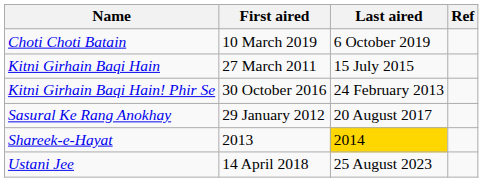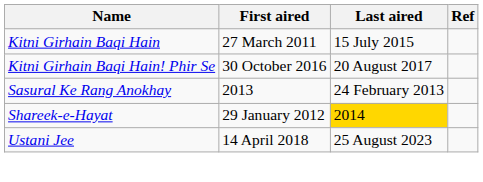- row: (67, 41)
(389, 90) 24 February 2013 -> (383, 66) 20 August 2017
(274, 115) 29 January 2012 -> (238, 90) 2013
(383, 115) 20 August 2017 -> (389, 90) 24 February 2013
(238, 139) 2013 -> (274, 115) 29 January 2012
